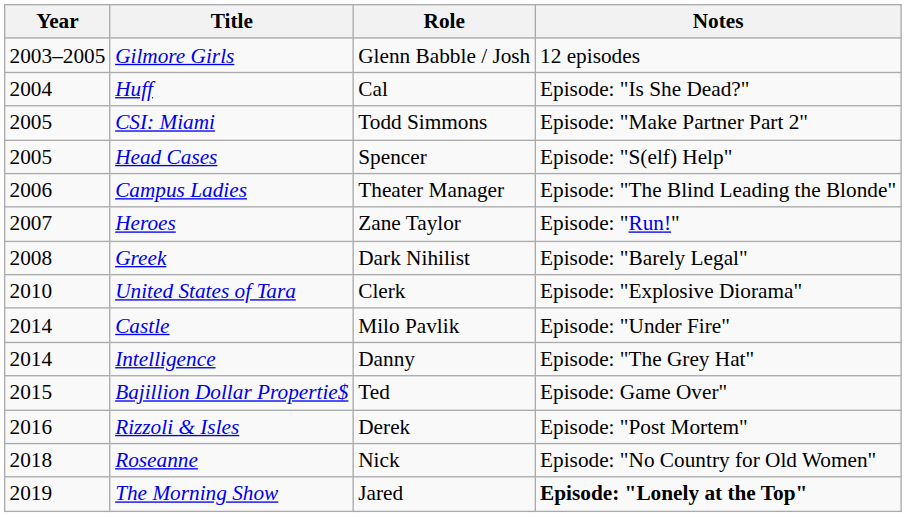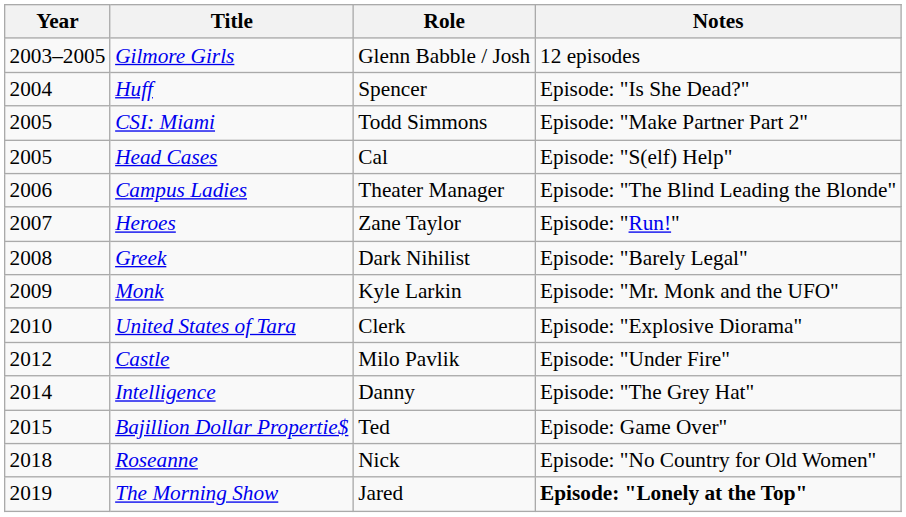(373, 88) Cal -> (393, 88) Spencer
(393, 156) Spencer -> (373, 156) Cal
+ row: (139, 291)
(31, 325) 2014 -> (31, 358) 2012
- row: (177, 426)
